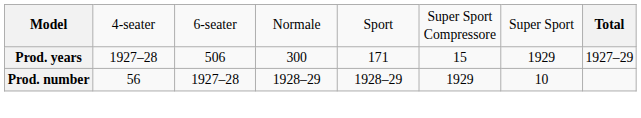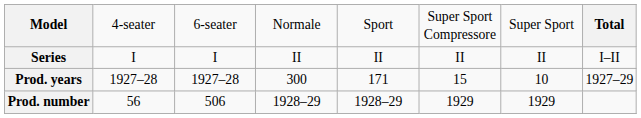+ row: (49, 57)
(215, 57) 506 -> (215, 79) 1927–28
(542, 57) 1929 -> (541, 79) 10
(215, 79) 1927–28 -> (215, 101) 506
(541, 79) 10 -> (542, 101) 1929
